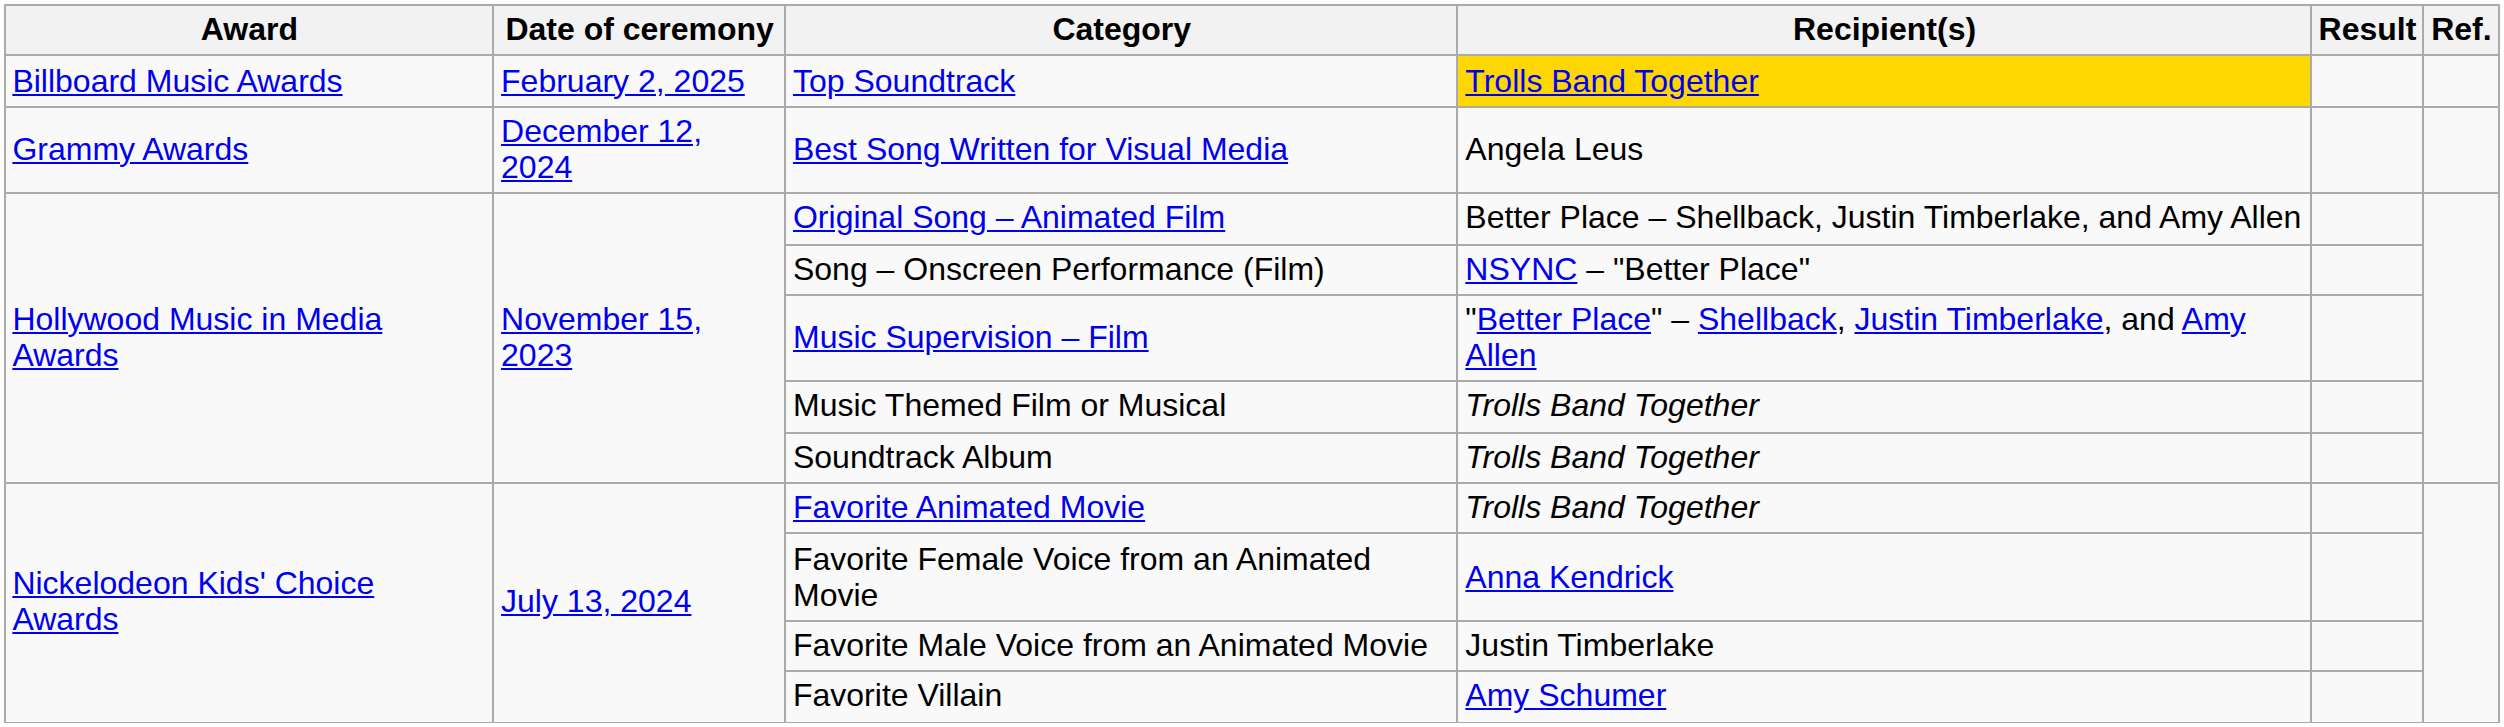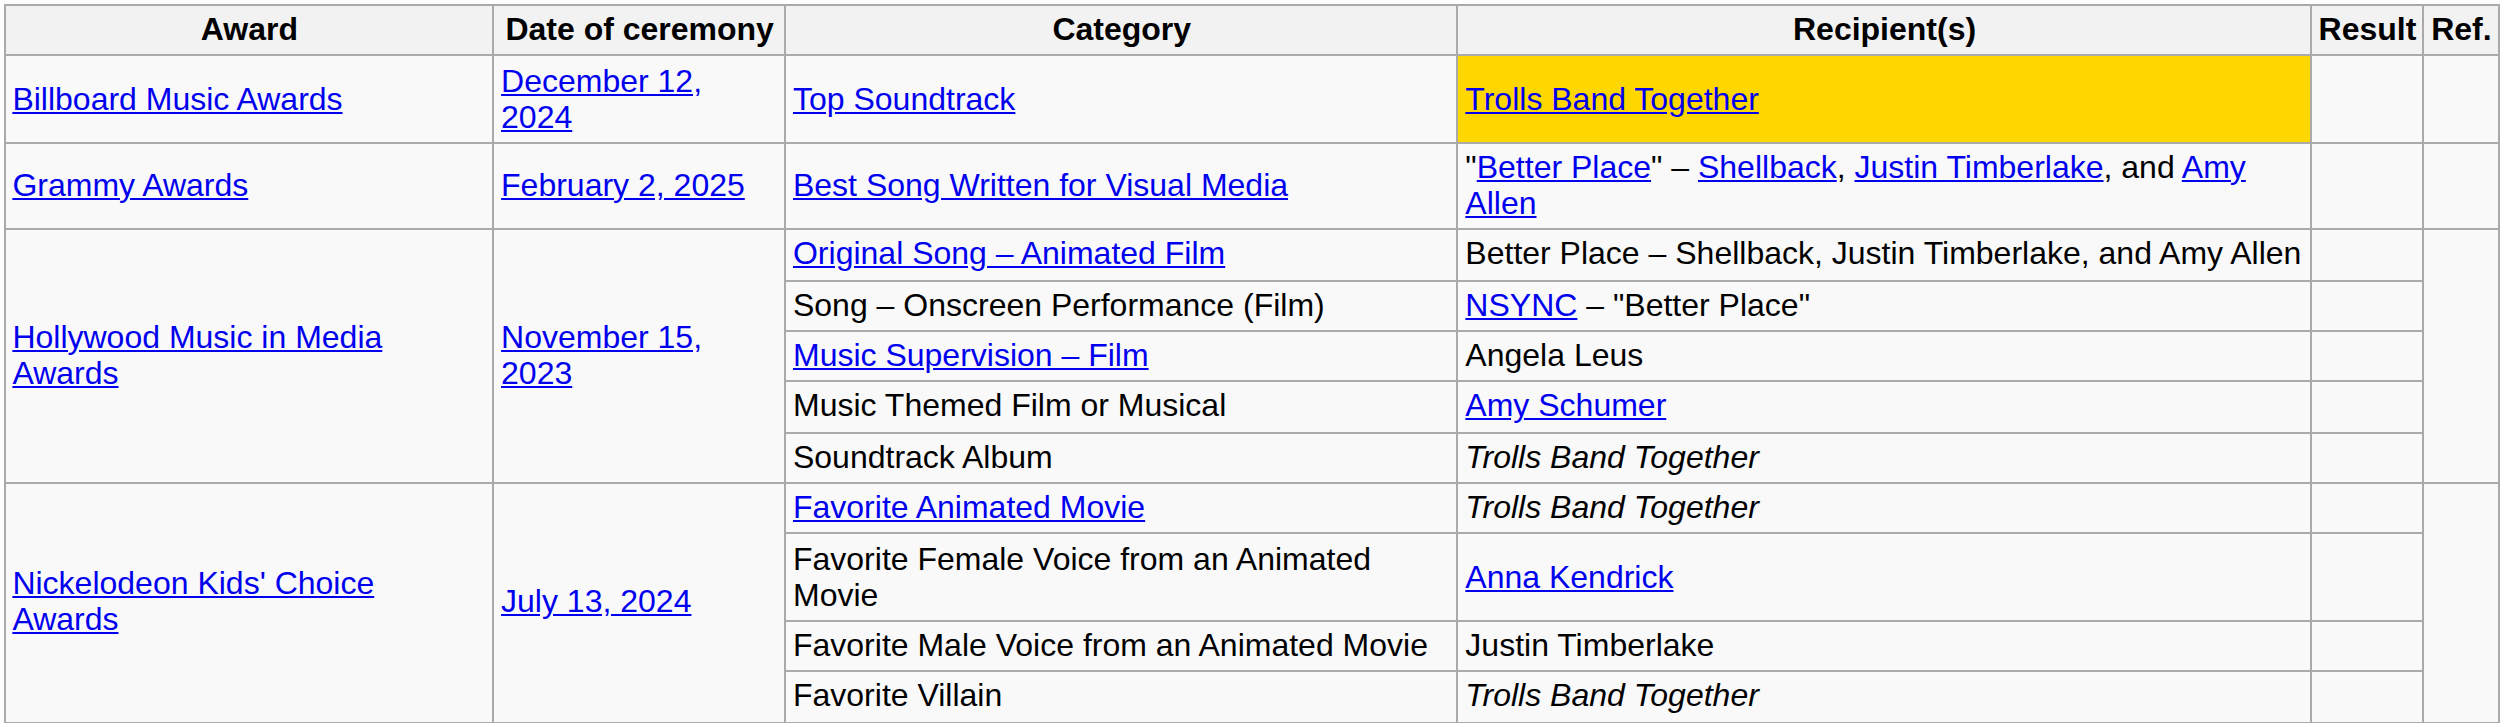(623, 80) February 2, 2025 -> (602, 98) December 12, 2024
(602, 149) December 12, 2024 -> (623, 185) February 2, 2025
(1554, 149) Angela Leus -> (1856, 185) "Better Place" – Shellback, Justin Timberlake, and Amy Allen
(1856, 337) "Better Place" – Shellback, Justin Timberlake, and Amy Allen -> (1554, 355) Angela Leus
(1612, 406) Trolls Band Together -> (1566, 406) Amy Schumer
(1566, 696) Amy Schumer -> (1612, 696) Trolls Band Together
